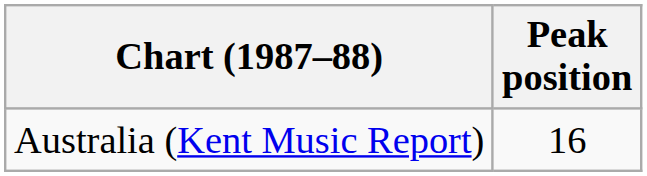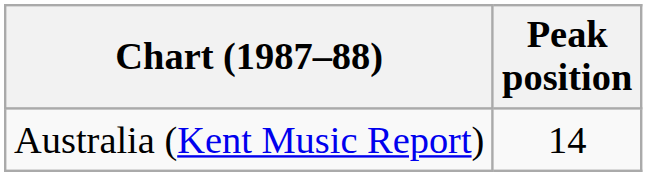(567, 139) 16 -> (567, 139) 14
